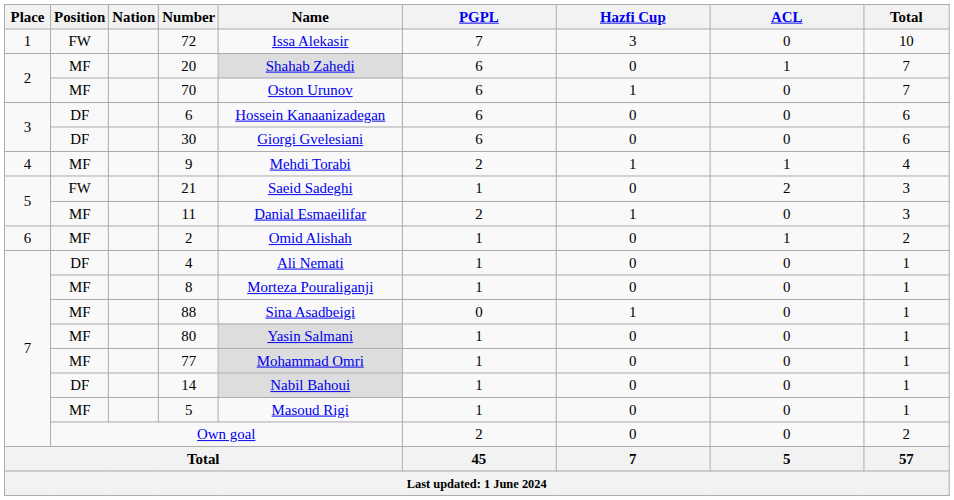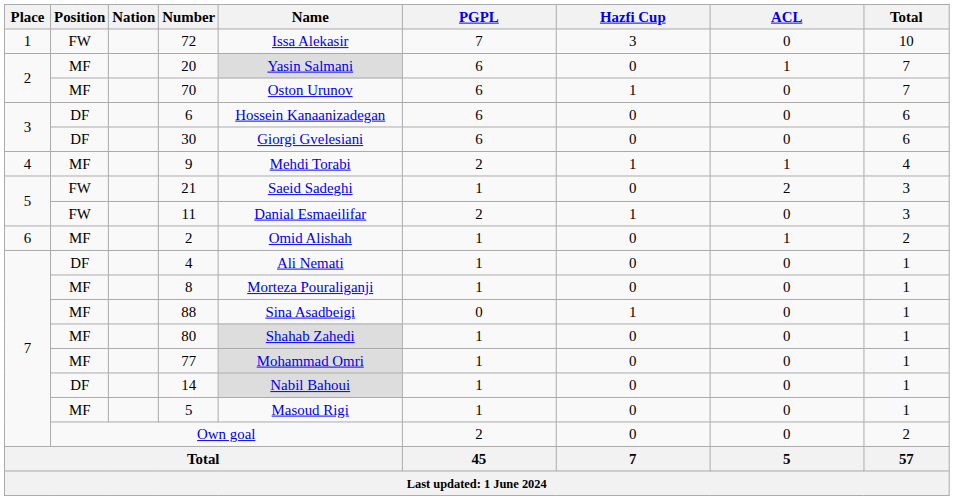(310, 66) Shahab Zahedi -> (310, 66) Yasin Salmani
(80, 213) MF -> (80, 213) FW
(310, 336) Yasin Salmani -> (310, 336) Shahab Zahedi
